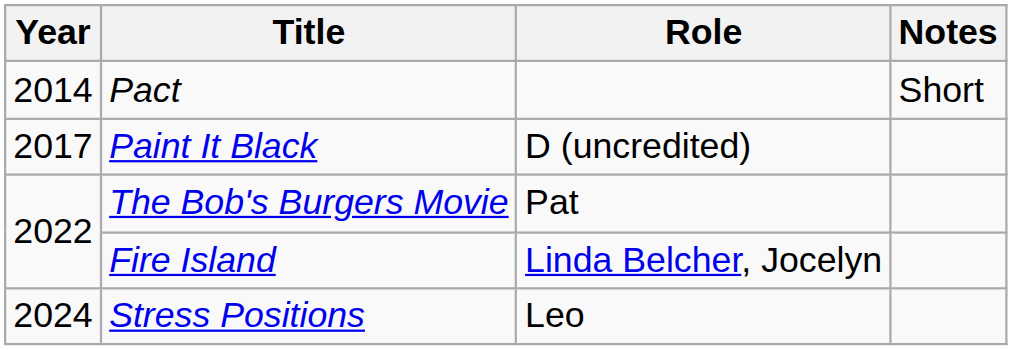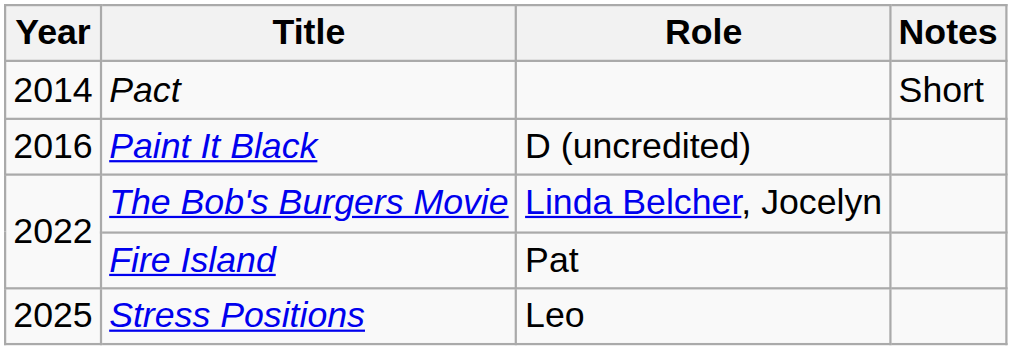(53, 145) 2017 -> (53, 145) 2016
(552, 202) Pat -> (704, 202) Linda Belcher, Jocelyn
(704, 259) Linda Belcher, Jocelyn -> (552, 259) Pat
(53, 315) 2024 -> (53, 315) 2025
